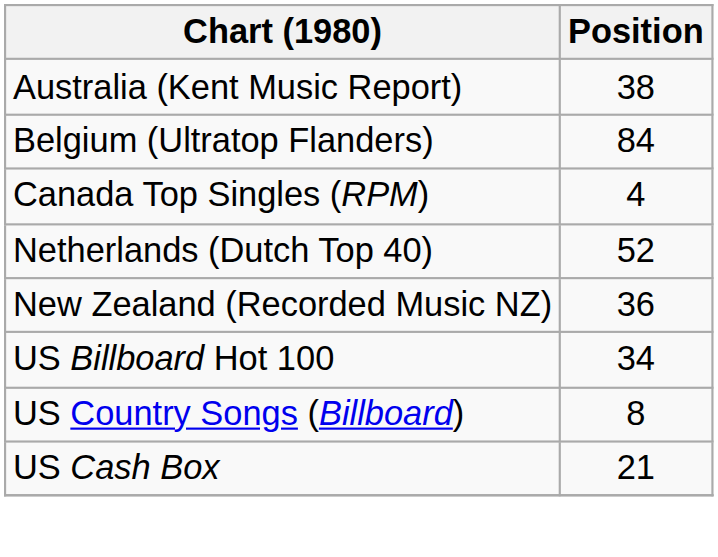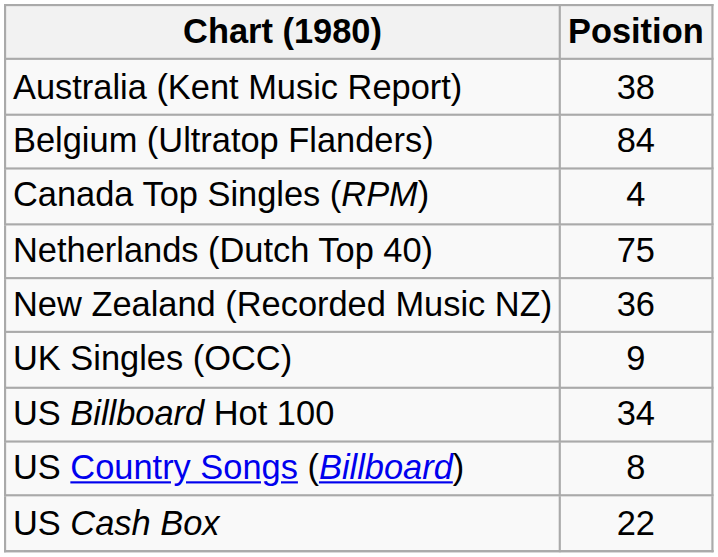(636, 250) 52 -> (636, 250) 75
+ row: (153, 359)
(636, 468) 21 -> (636, 522) 22
